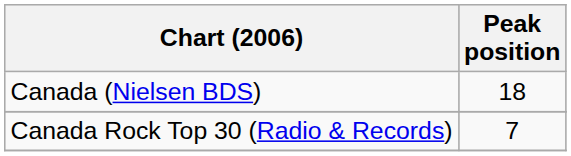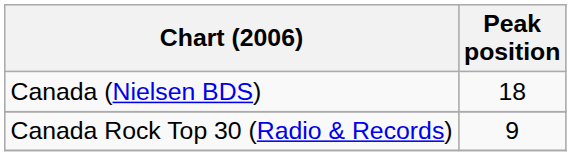(512, 130) 7 -> (512, 130) 9
